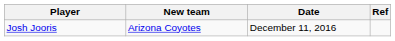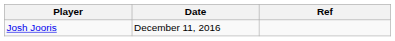- column: (187, 12)
